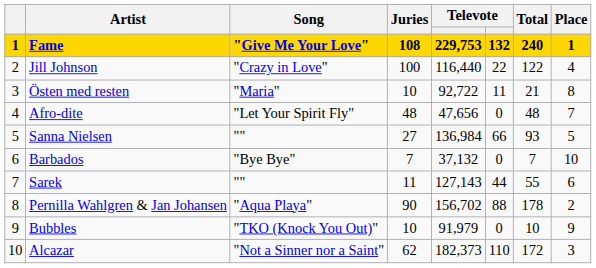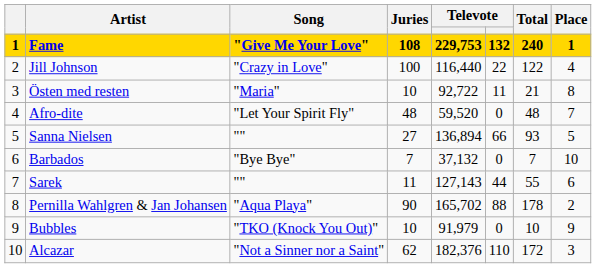(458, 113) 47,656 -> (458, 113) 59,520
(458, 136) 136,984 -> (458, 136) 136,894
(458, 205) 156,702 -> (458, 205) 165,702
(458, 250) 182,373 -> (458, 250) 182,376
